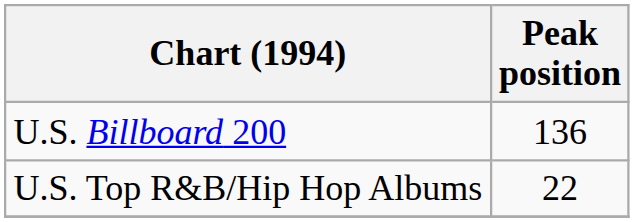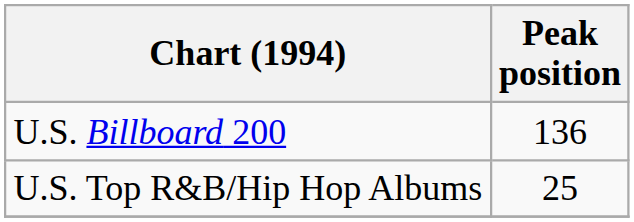(560, 187) 22 -> (560, 187) 25
